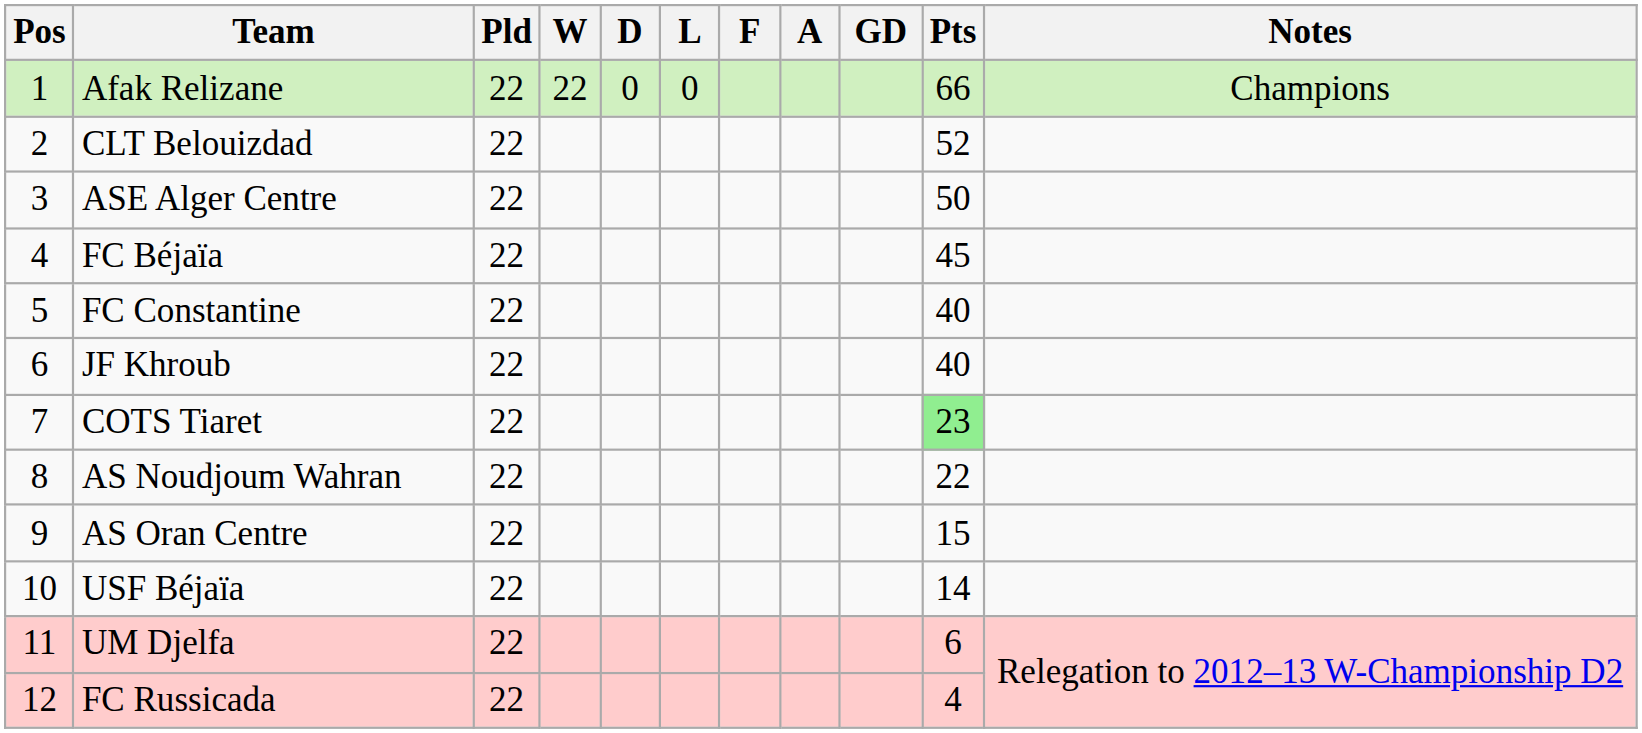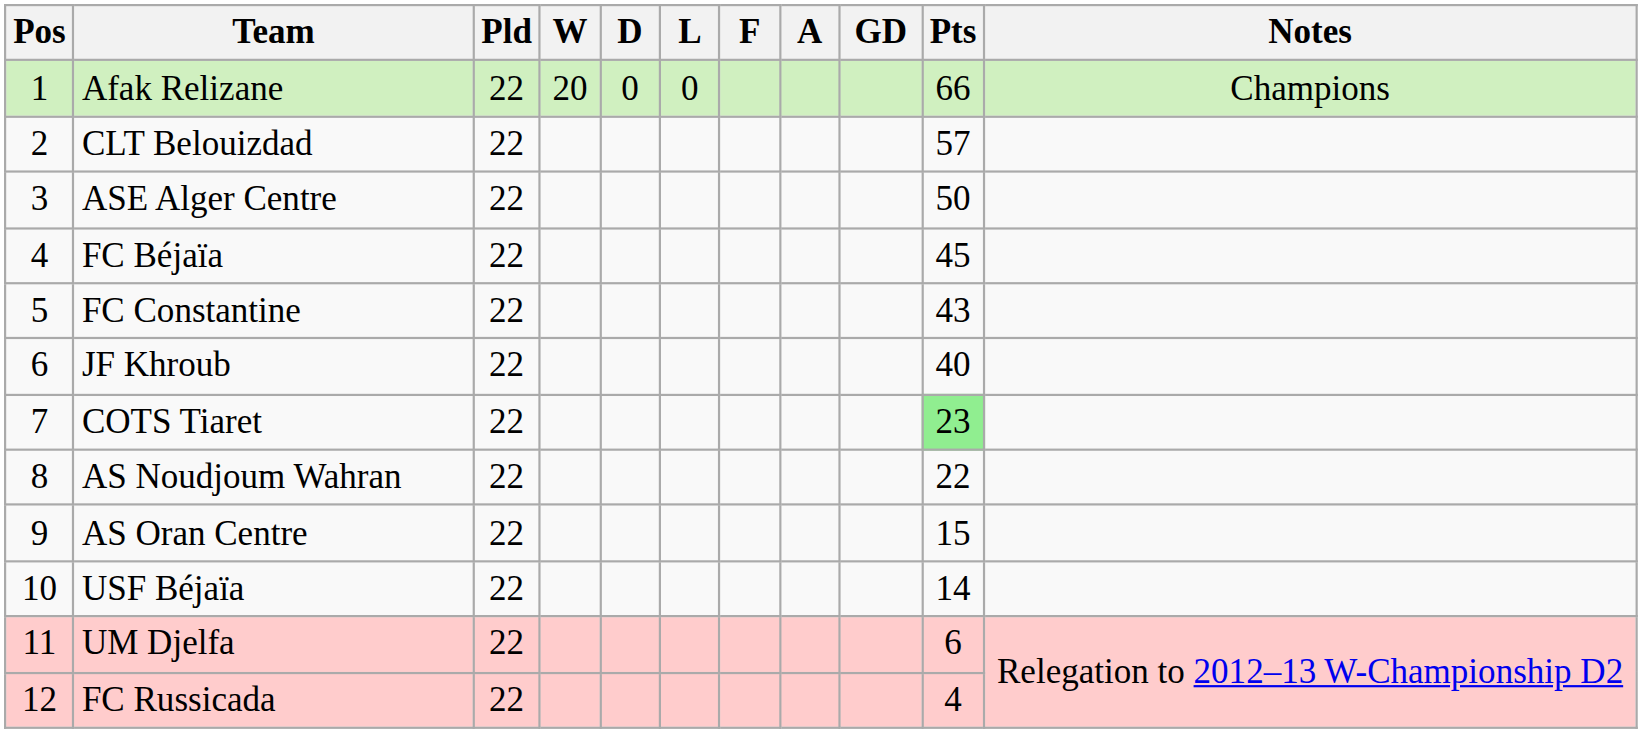(570, 87) 22 -> (570, 87) 20
(953, 143) 52 -> (953, 143) 57
(953, 310) 40 -> (953, 310) 43
